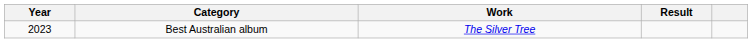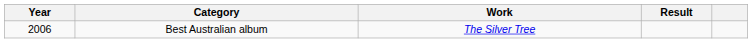(40, 29) 2023 -> (40, 29) 2006
